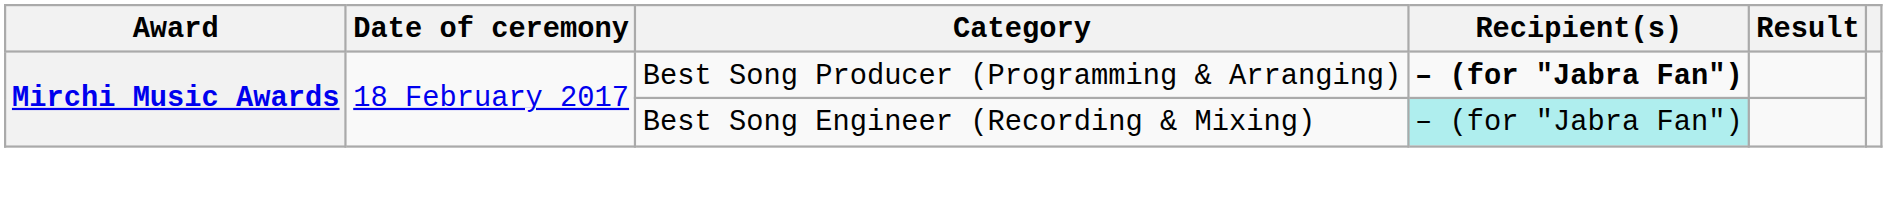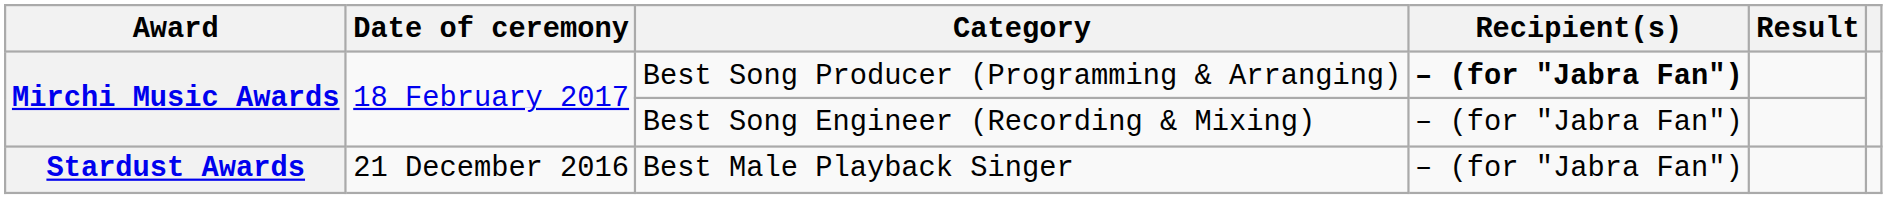(1579, 122) paleturquoise background -> (1579, 122) no background
+ row: (858, 169)
